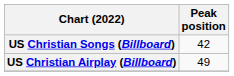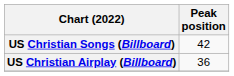(204, 62) 49 -> (204, 62) 36
